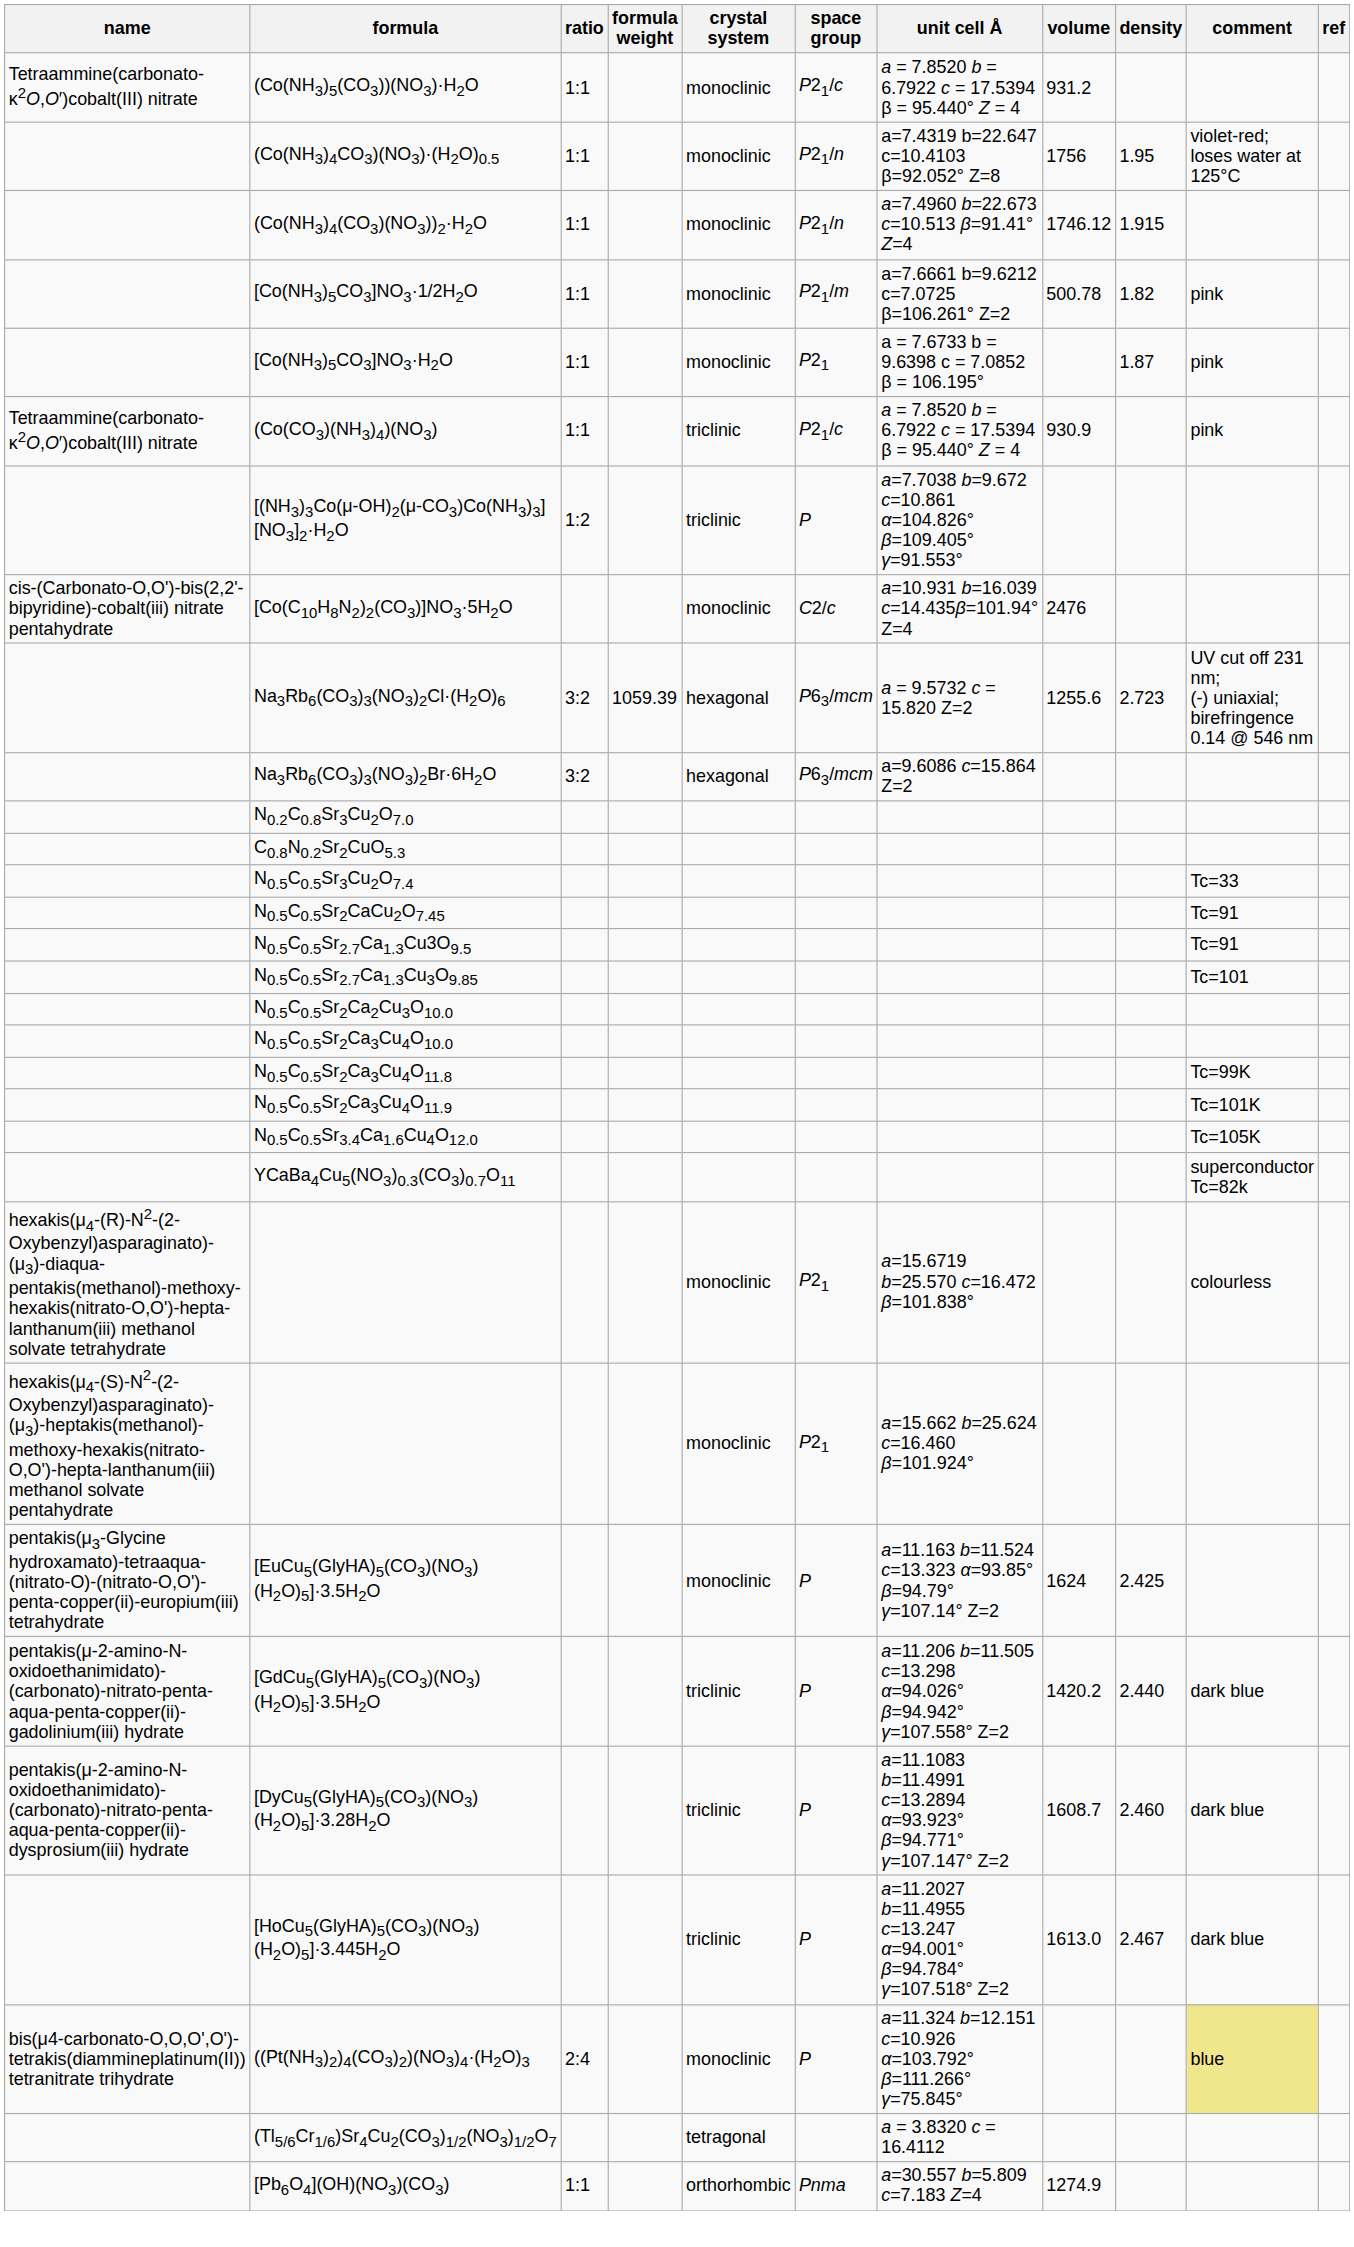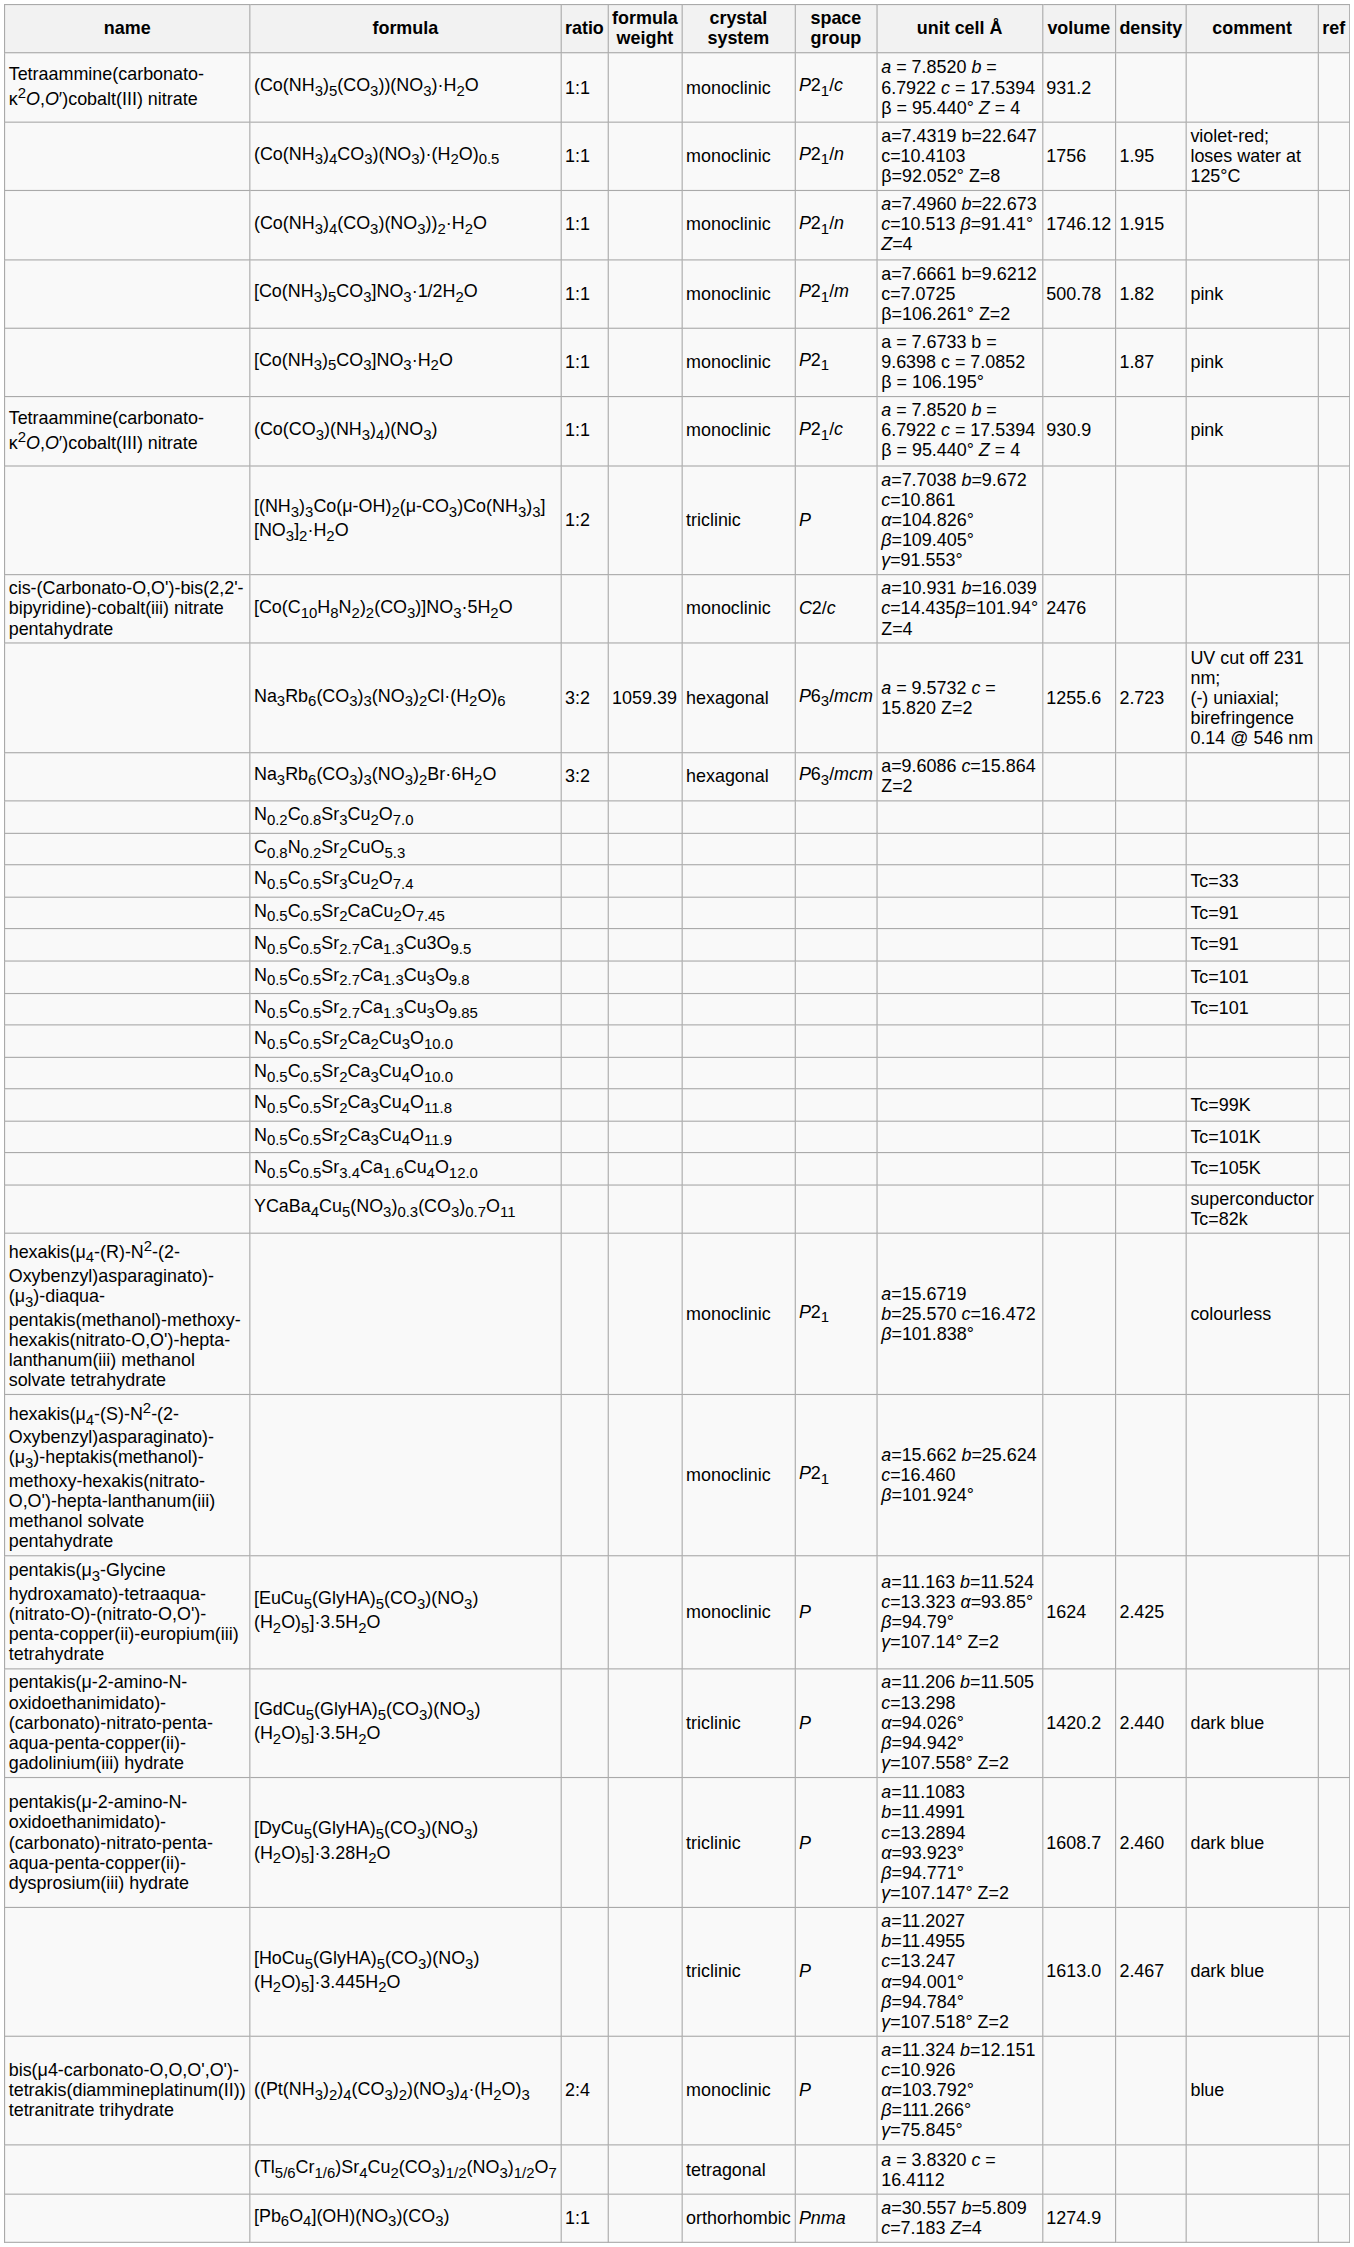(713, 431) triclinic -> (728, 431) monoclinic
+ row: (127, 977)
(1207, 2058) khaki background -> (1207, 2090) no background
